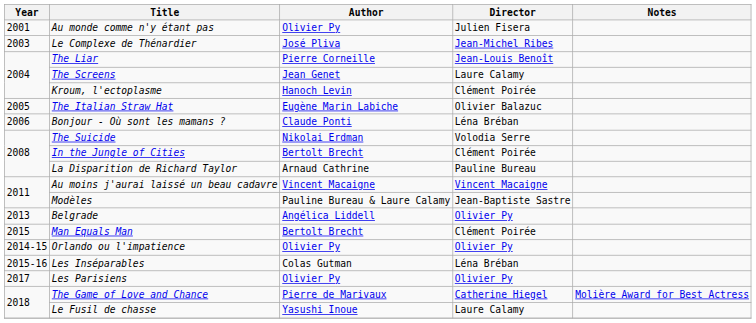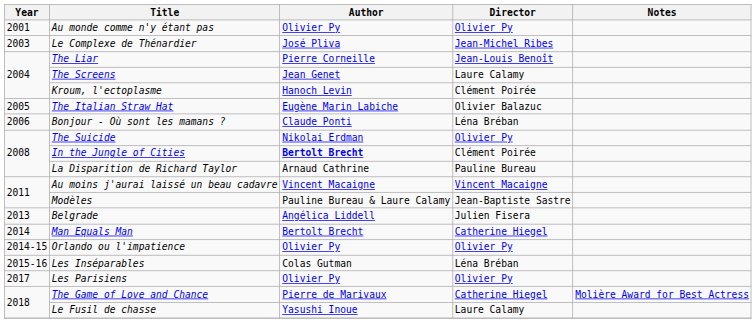(492, 28) Julien Fisera -> (484, 28) Olivier Py
(492, 138) Volodia Serre -> (484, 138) Olivier Py
(323, 153) normal -> (323, 153) bold
(484, 216) Olivier Py -> (492, 216) Julien Fisera
(18, 232) 2015 -> (18, 232) 2014
(495, 232) Clément Poirée -> (501, 232) Catherine Hiegel
